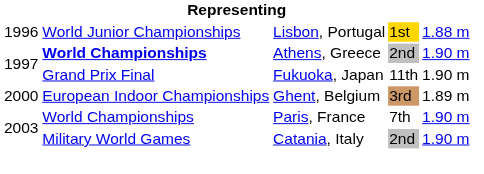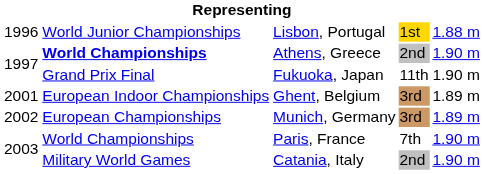(21, 96) 2000 -> (21, 96) 2001
+ row: (334, 117)
